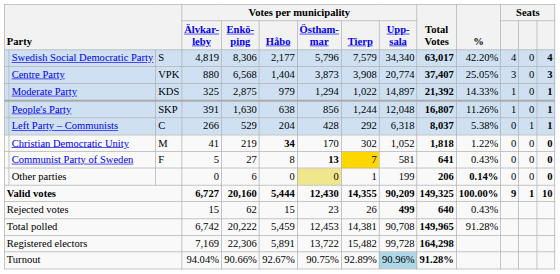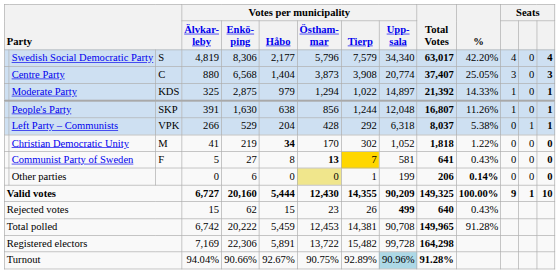(169, 74) VPK -> (162, 74) C
(162, 126) C -> (169, 126) VPK
